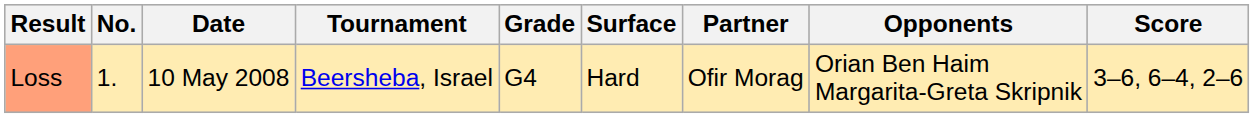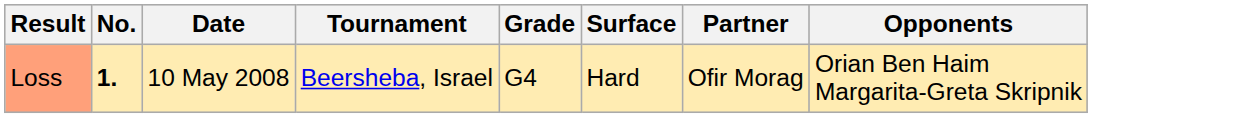- column: (1168, 23)
(107, 77) normal -> (107, 77) bold
